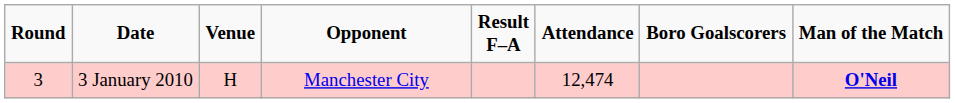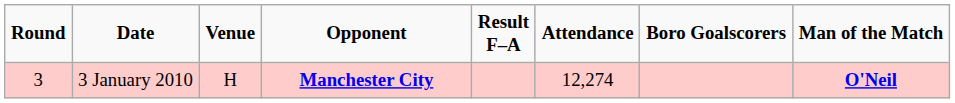(366, 79) normal -> (366, 79) bold
(588, 79) 12,474 -> (588, 79) 12,274
